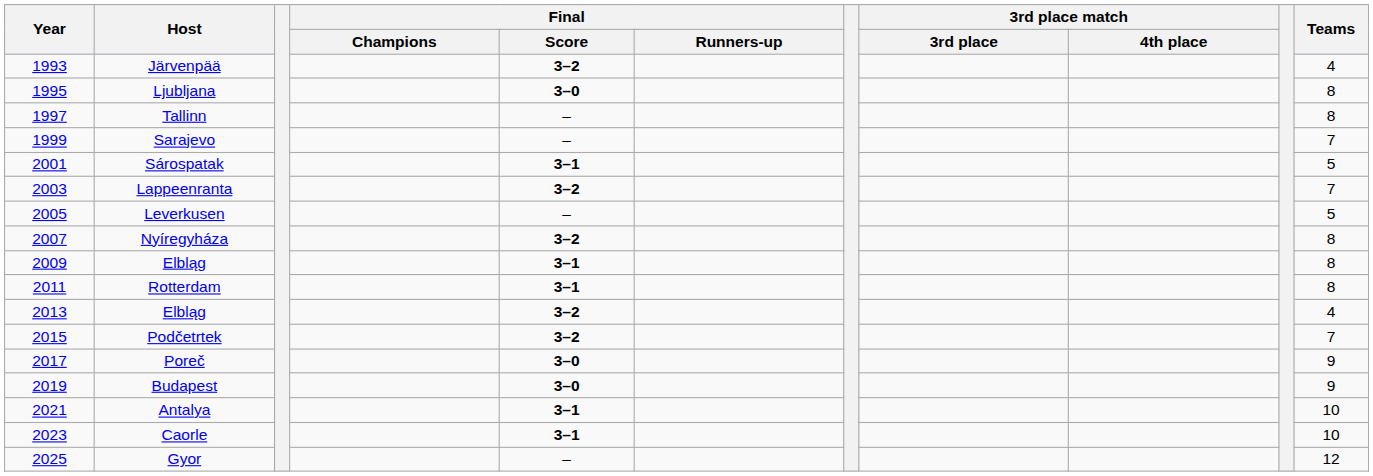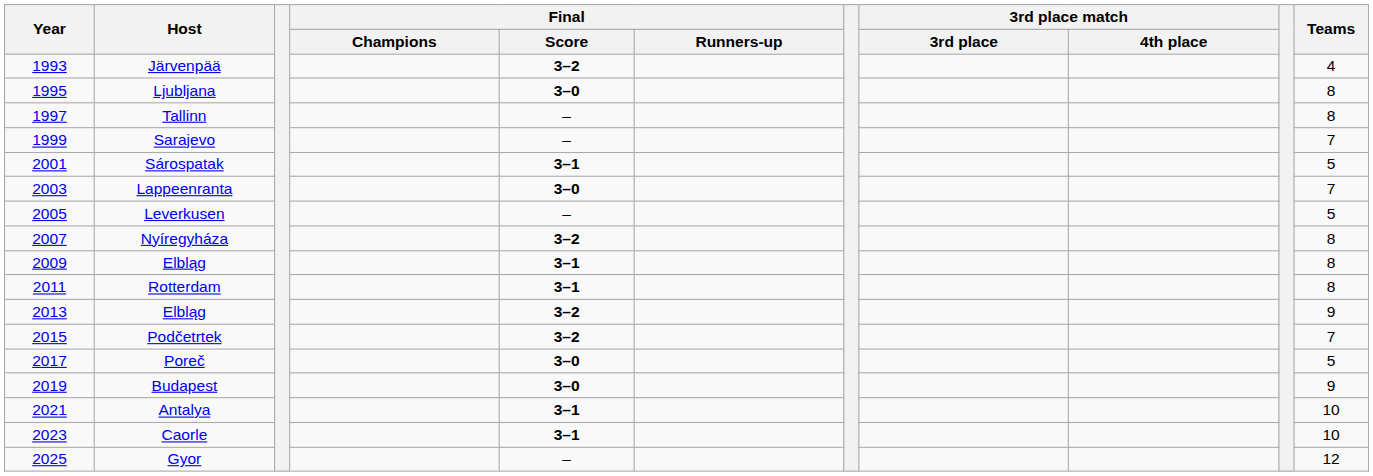(567, 189) 3–2 -> (567, 189) 3–0
(1331, 312) 4 -> (1331, 312) 9
(1331, 361) 9 -> (1331, 361) 5
